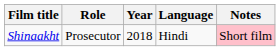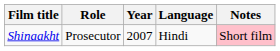(140, 35) 2018 -> (140, 35) 2007
